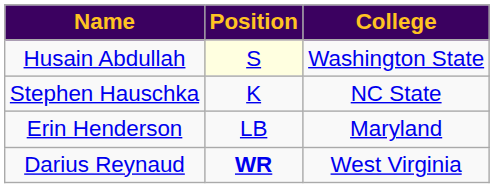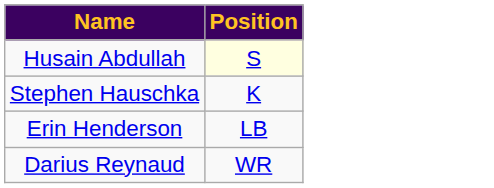- column: (396, 22)
(254, 164) bold -> (254, 164) normal
